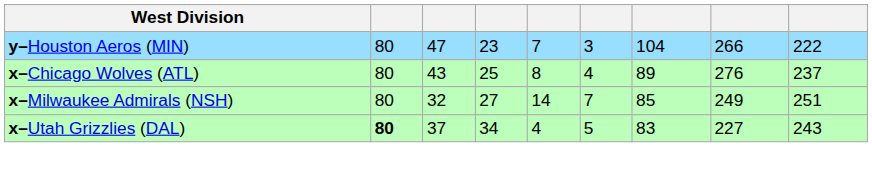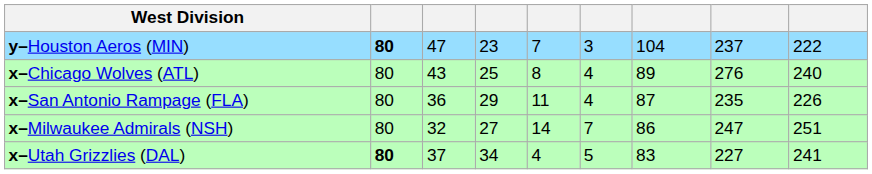(384, 45) normal -> (384, 45) bold
(729, 45) 266 -> (729, 45) 237
(807, 73) 237 -> (807, 73) 240
+ row: (129, 100)
(646, 100) 85 -> (646, 127) 86
(729, 100) 249 -> (729, 127) 247
(807, 127) 243 -> (807, 155) 241
